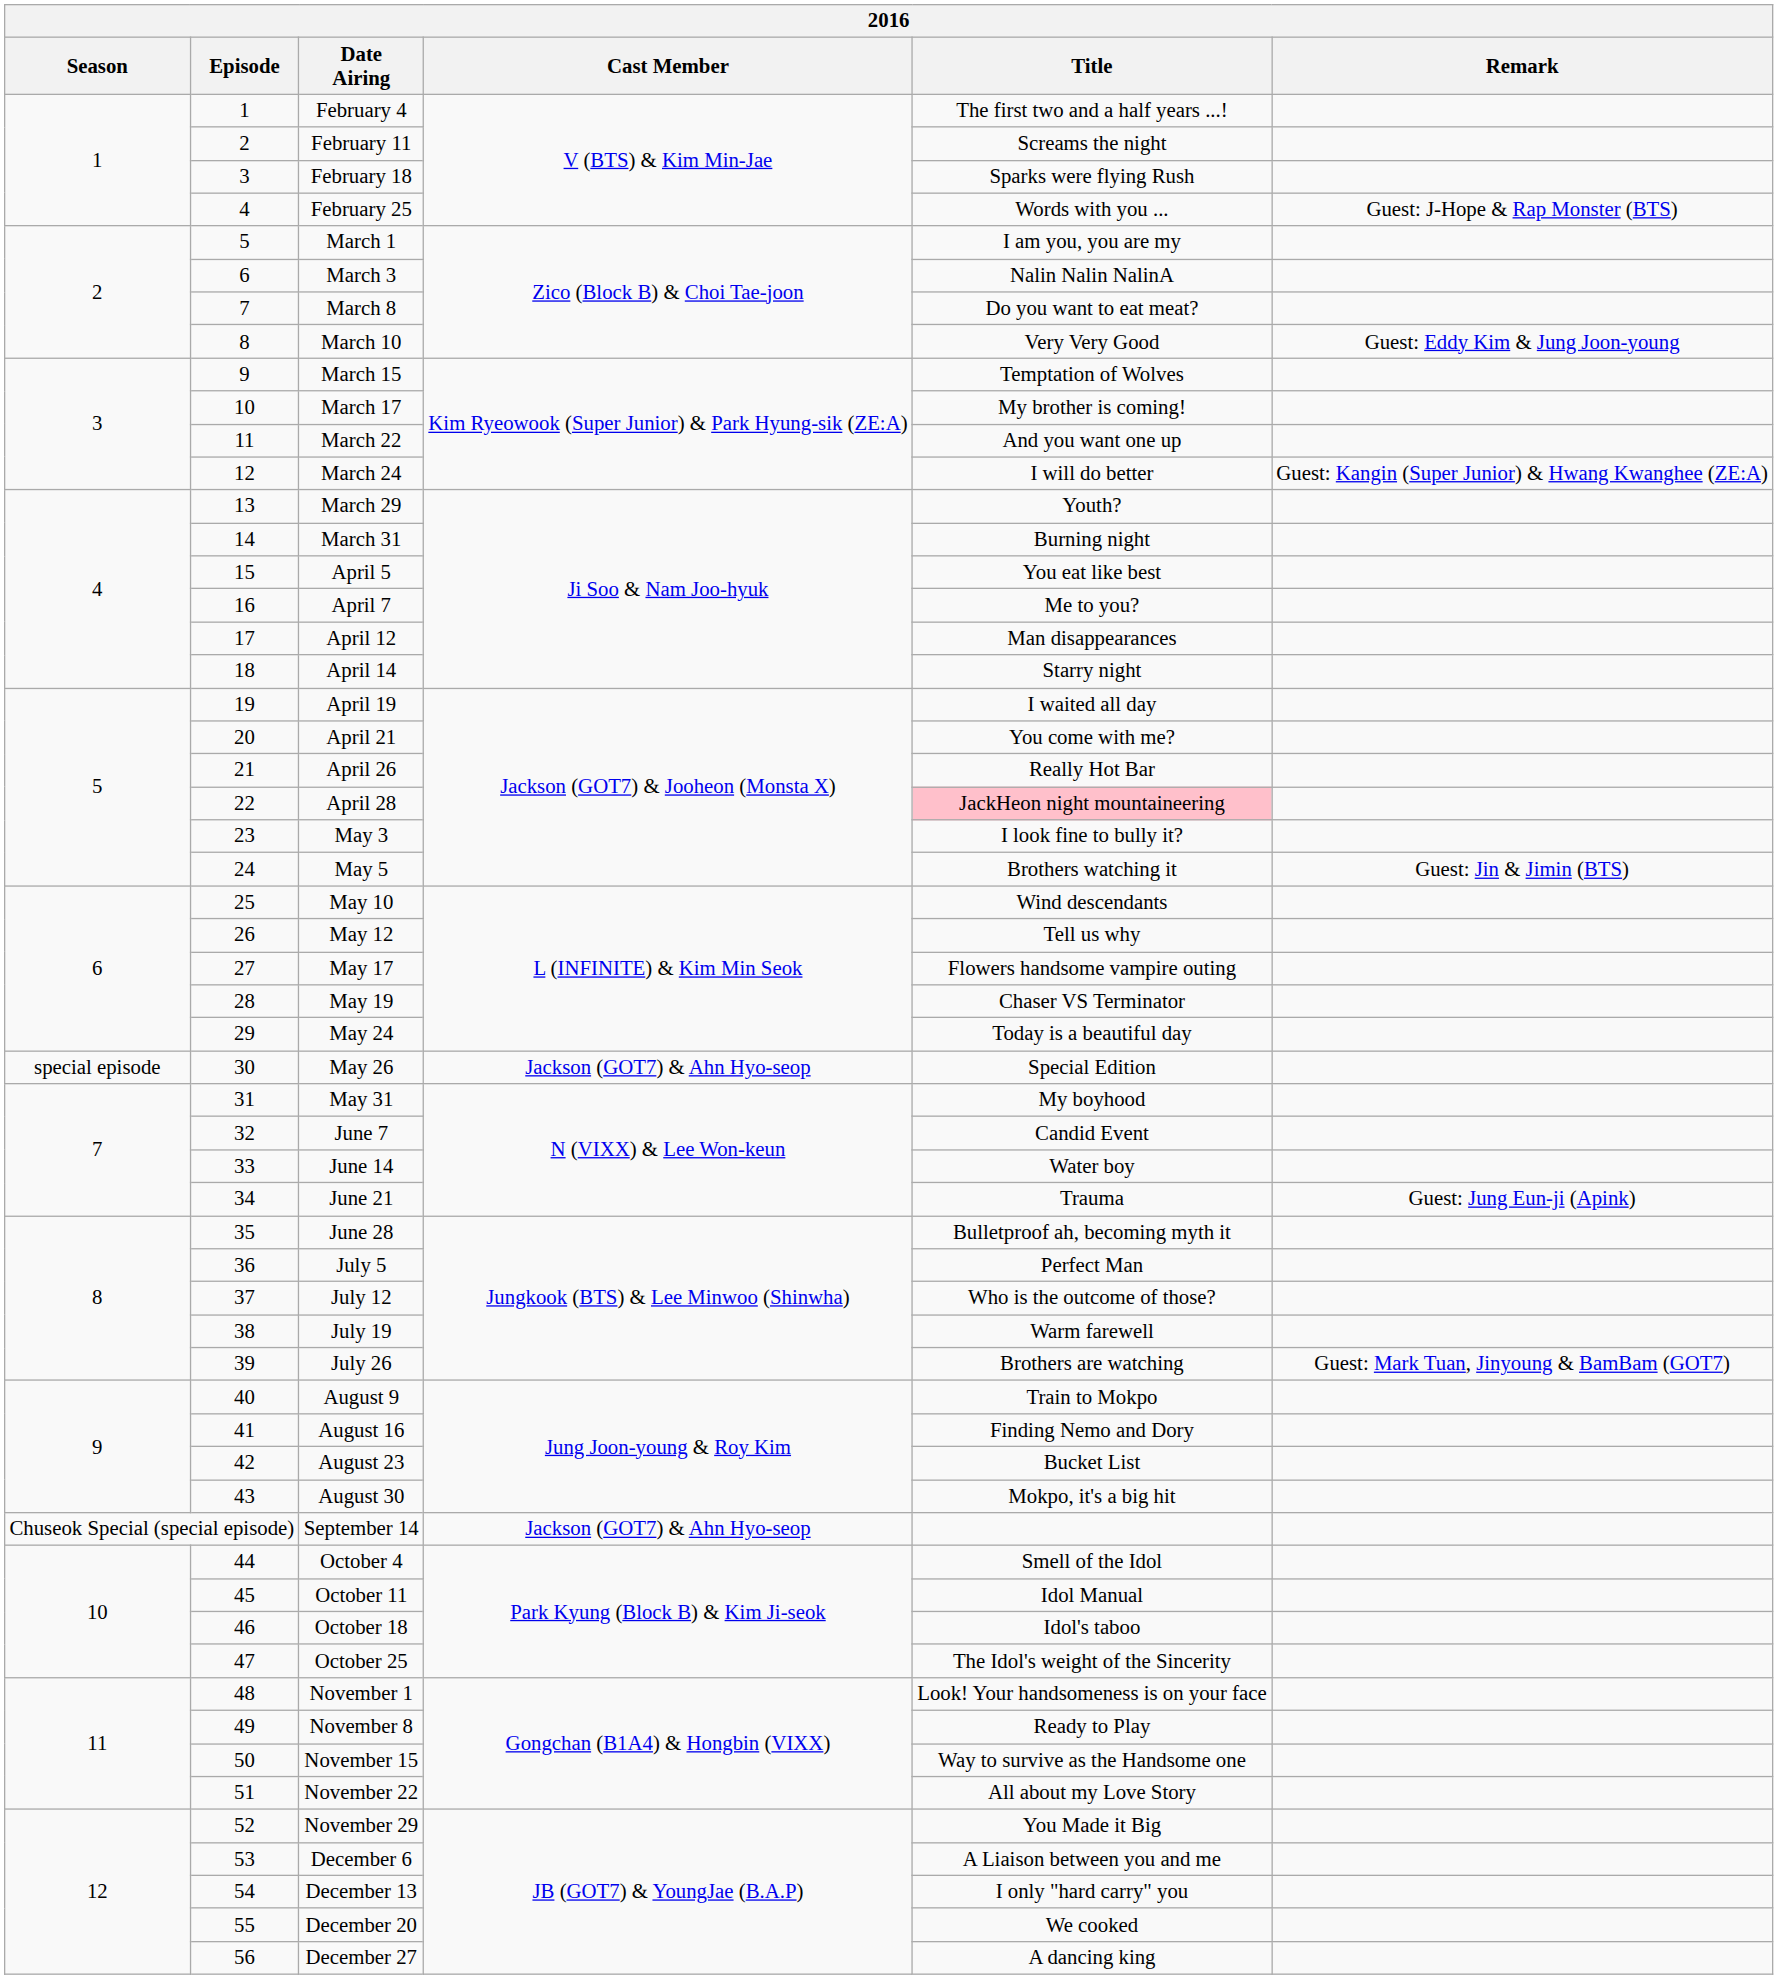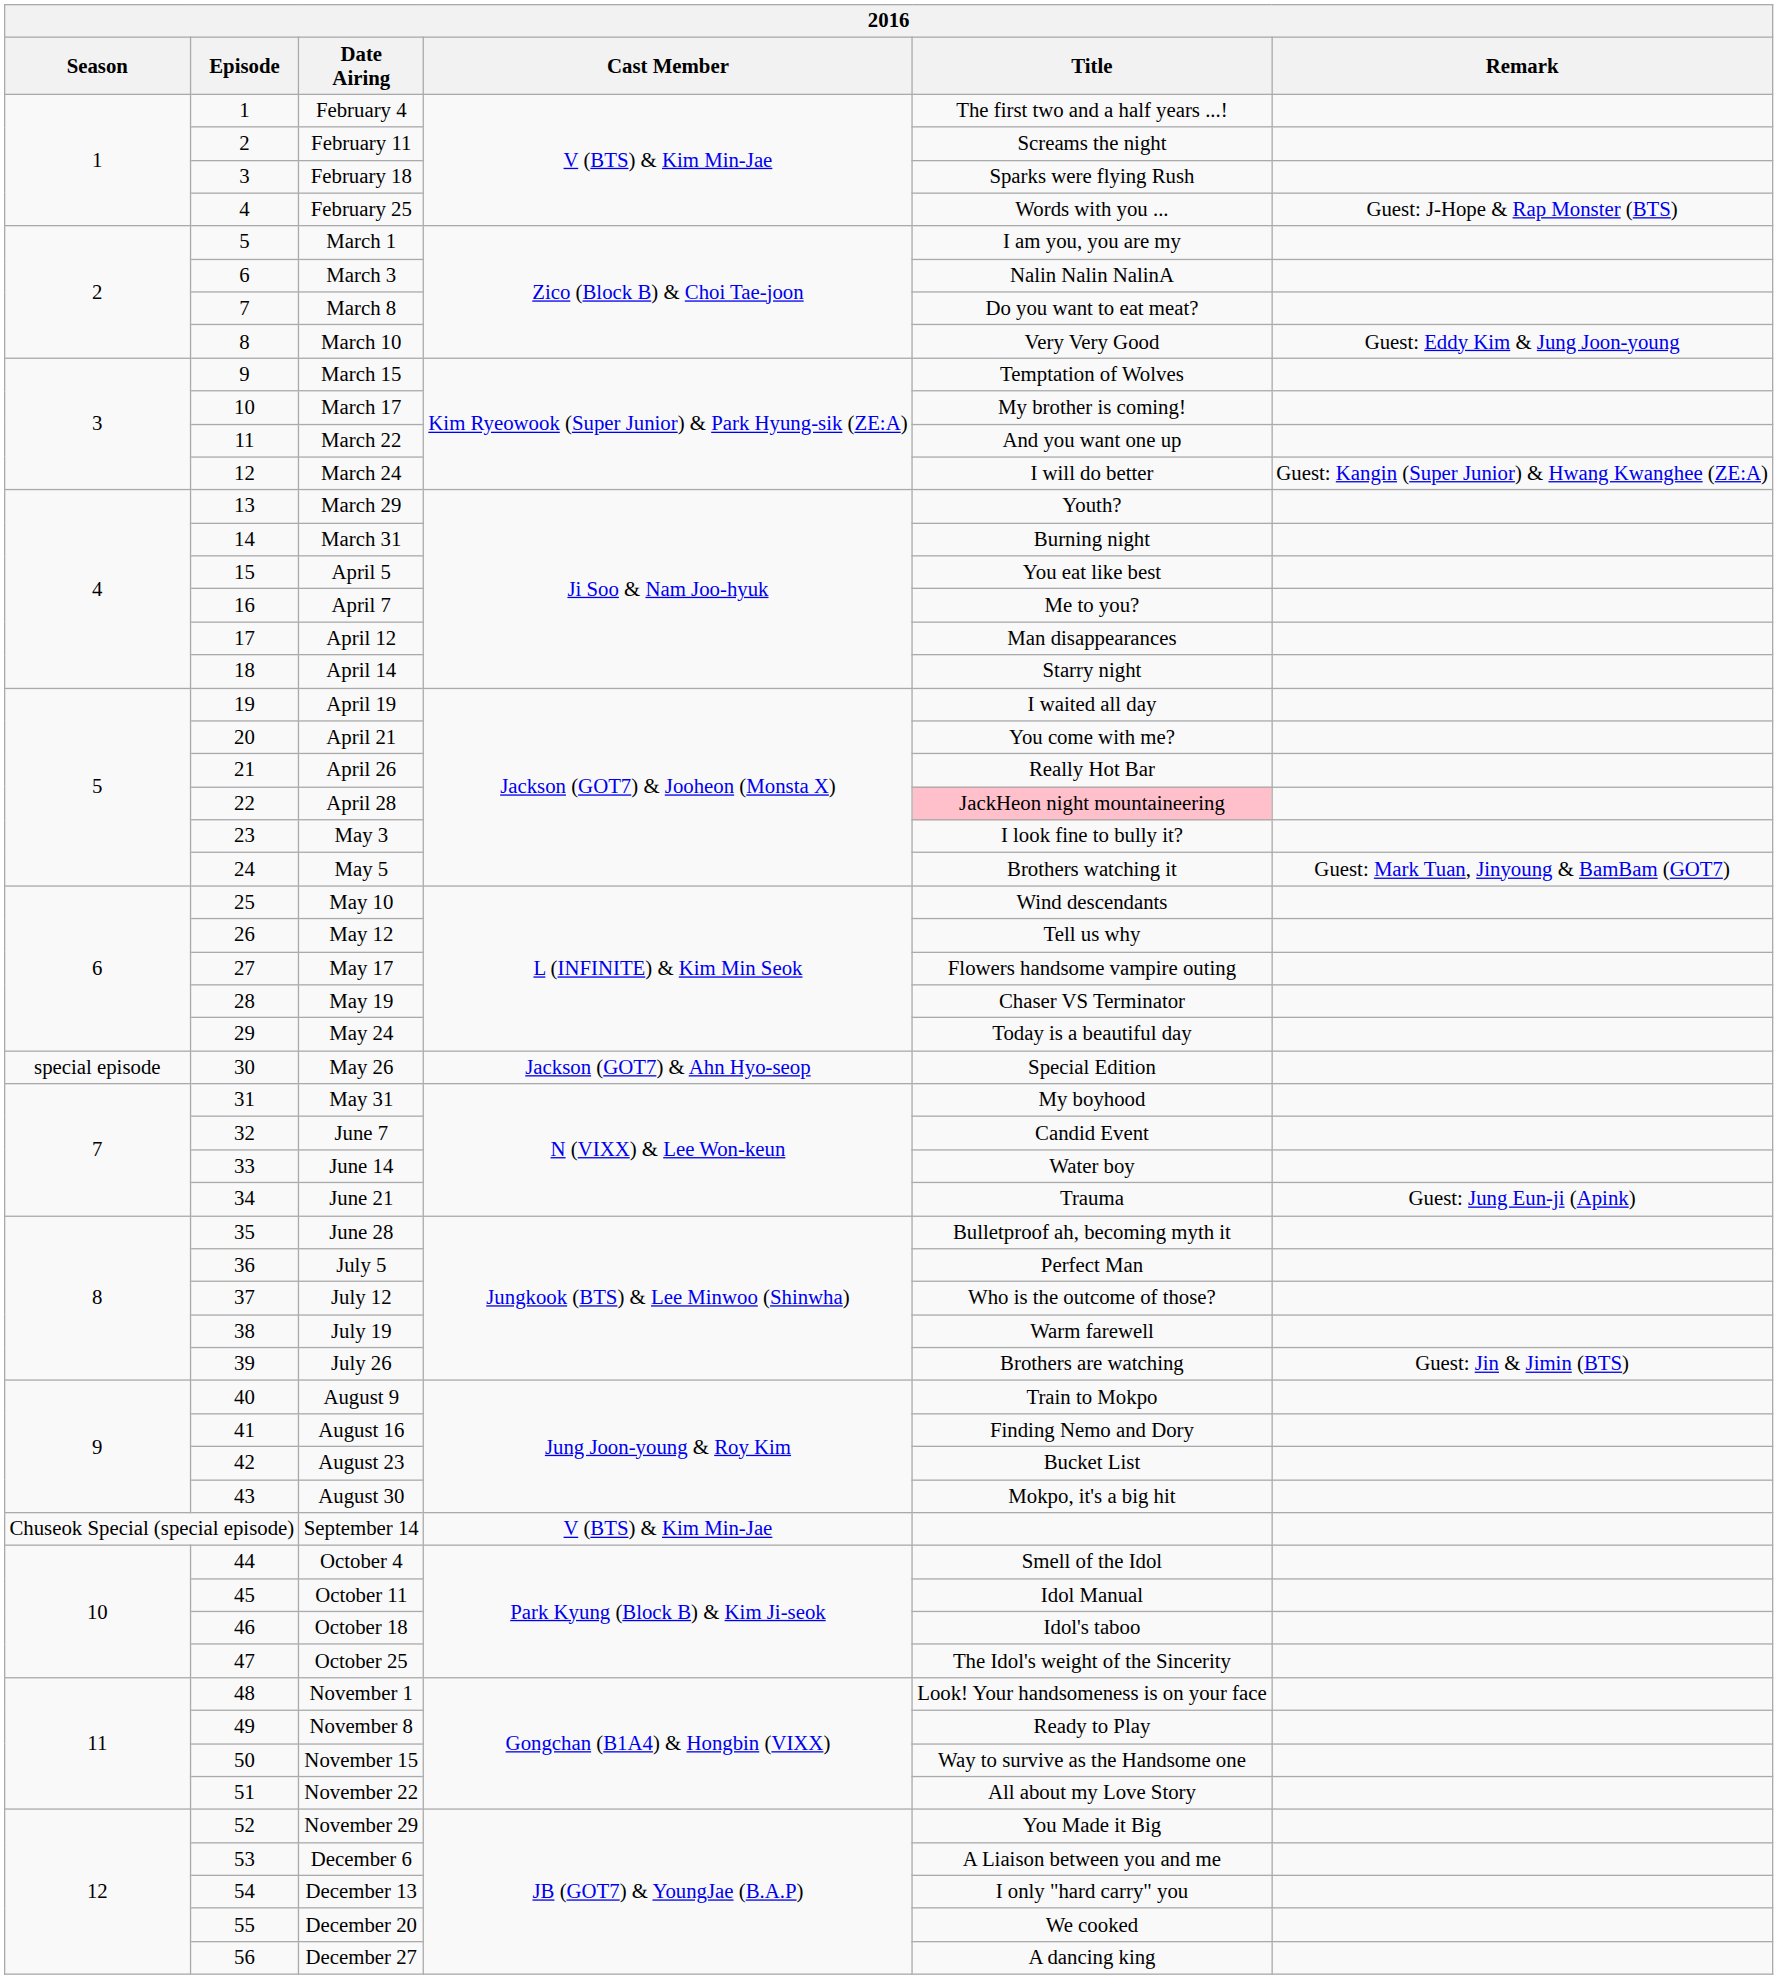(1522, 869) Guest: Jin & Jimin (BTS) -> (1522, 869) Guest: Mark Tuan, Jinyoung & BamBam (GOT7)
(1522, 1363) Guest: Mark Tuan, Jinyoung & BamBam (GOT7) -> (1522, 1363) Guest: Jin & Jimin (BTS)
(668, 1528) Jackson (GOT7) & Ahn Hyo-seop -> (668, 1528) V (BTS) & Kim Min-Jae
